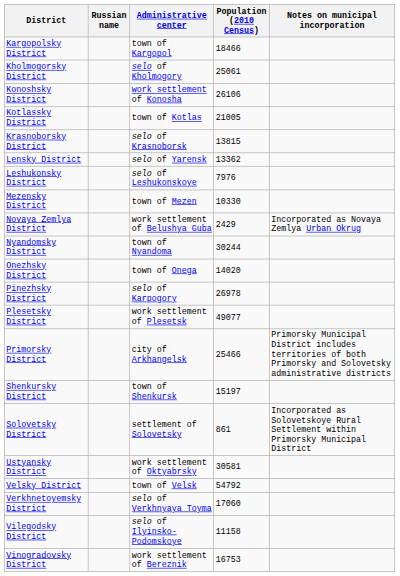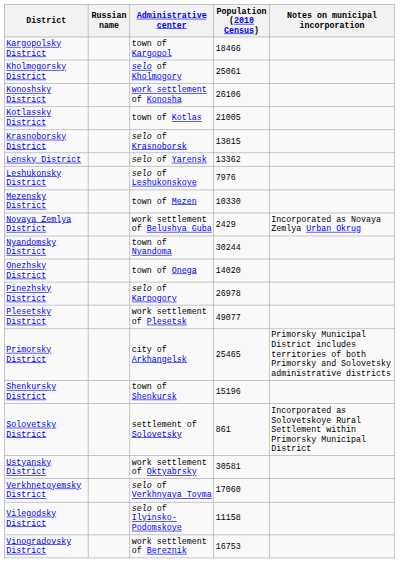(228, 355) 25466 -> (228, 355) 25465
(228, 392) 15197 -> (228, 392) 15196
- row: (44, 486)
